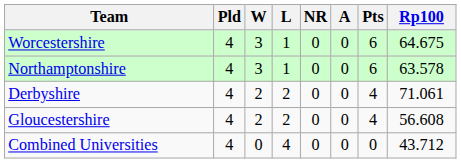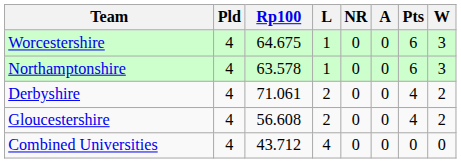columns swapped: (259, 17) <-> (422, 17)
